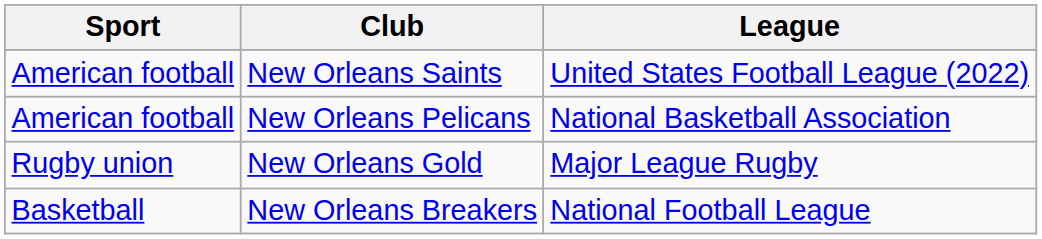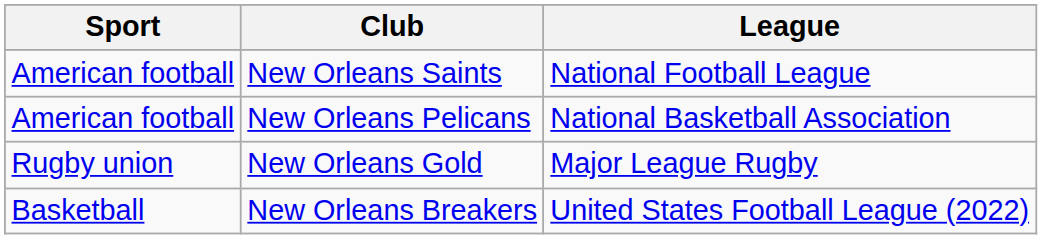(790, 73) United States Football League (2022) -> (710, 73) National Football League
(710, 210) National Football League -> (790, 210) United States Football League (2022)
